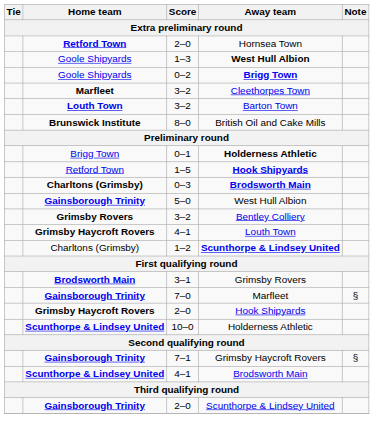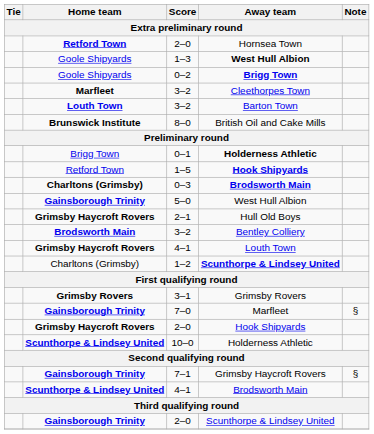+ row: (183, 216)
(95, 216) Grimsby Rovers -> (95, 232) Brodsworth Main
(95, 279) Brodsworth Main -> (95, 295) Grimsby Rovers
